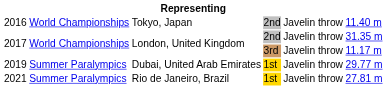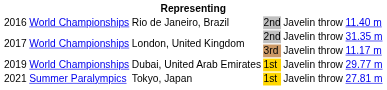(162, 22) Tokyo, Japan -> (180, 22) Rio de Janeiro, Brazil
(78, 65) Summer Paralympics -> (79, 65) World Championships
(180, 79) Rio de Janeiro, Brazil -> (162, 79) Tokyo, Japan
